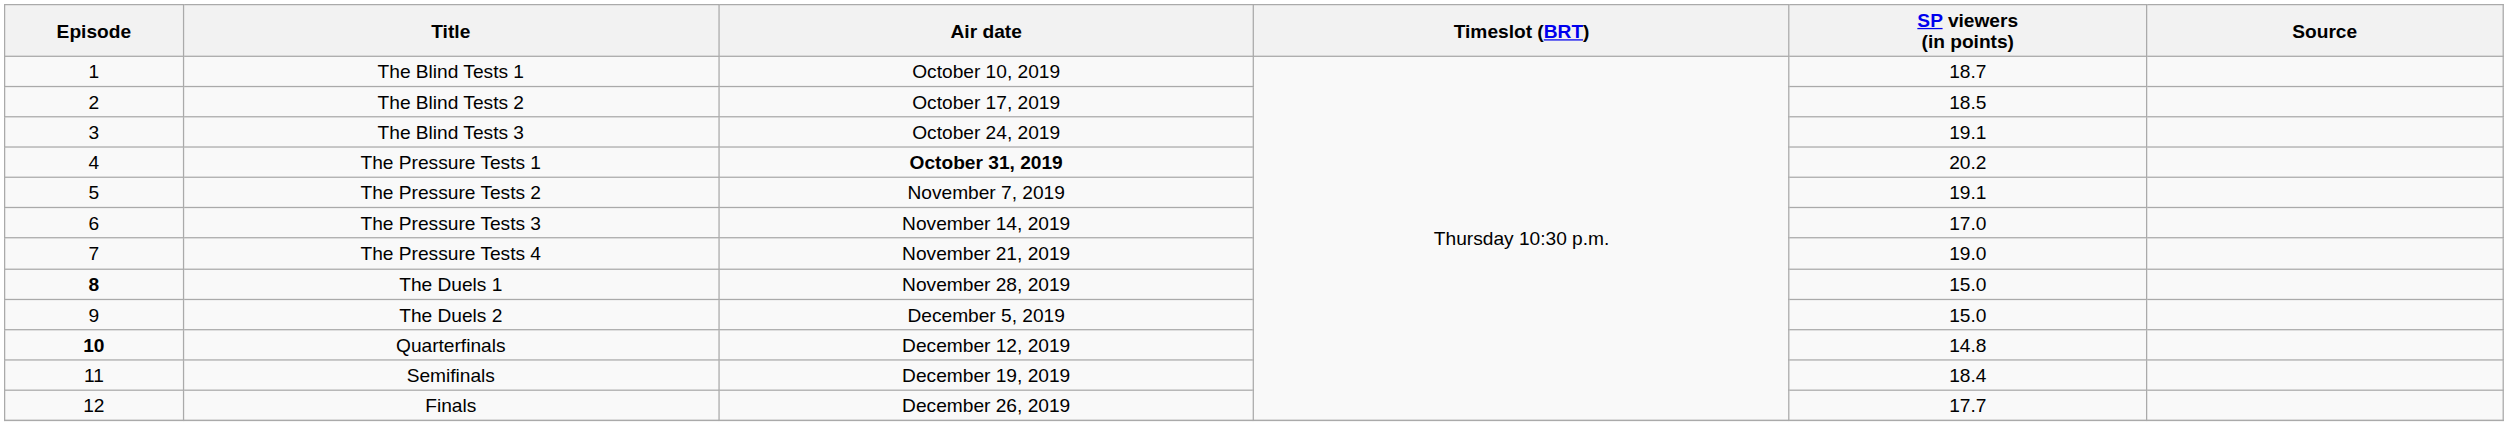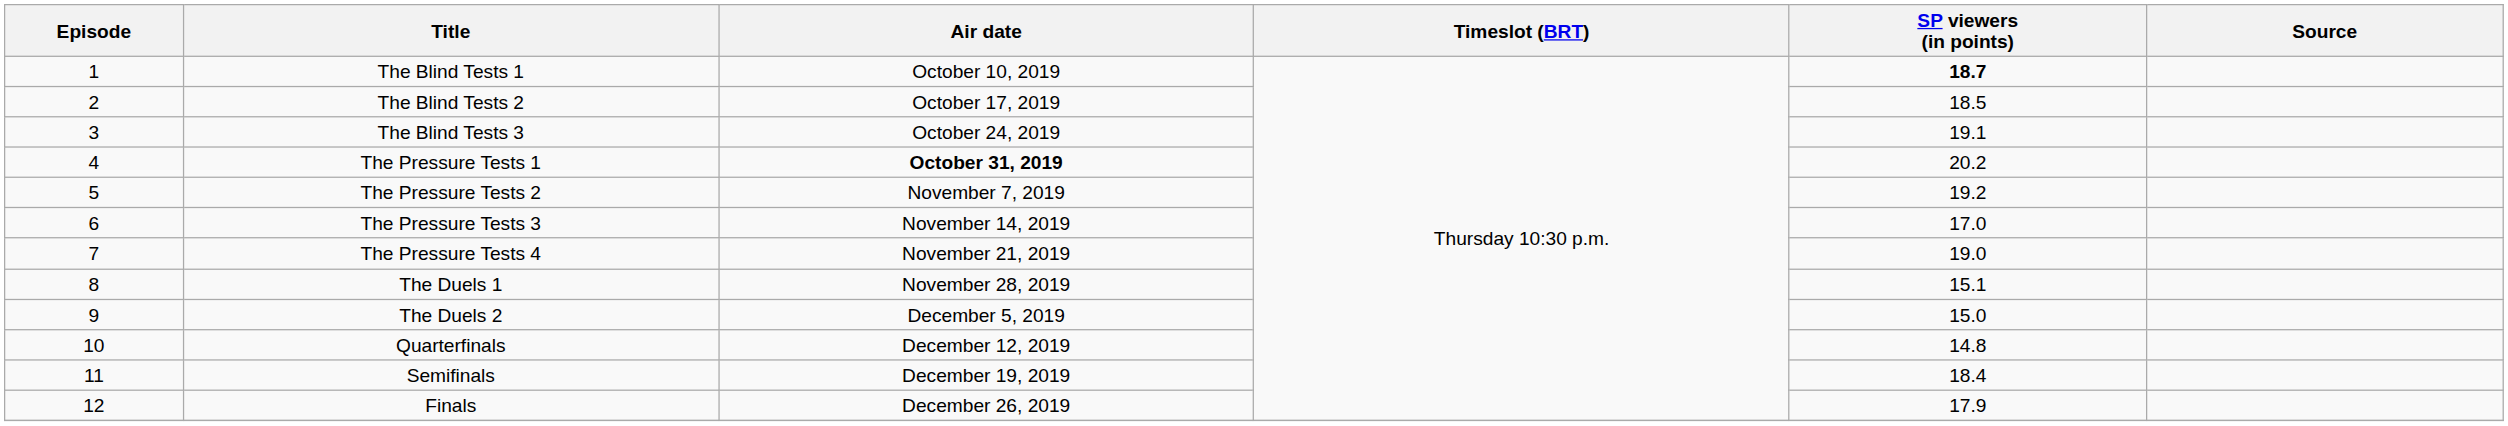(1968, 72) normal -> (1968, 72) bold
(1968, 193) 19.1 -> (1968, 193) 19.2
(94, 284) bold -> (94, 284) normal
(1968, 284) 15.0 -> (1968, 284) 15.1
(94, 345) bold -> (94, 345) normal
(1968, 405) 17.7 -> (1968, 405) 17.9
